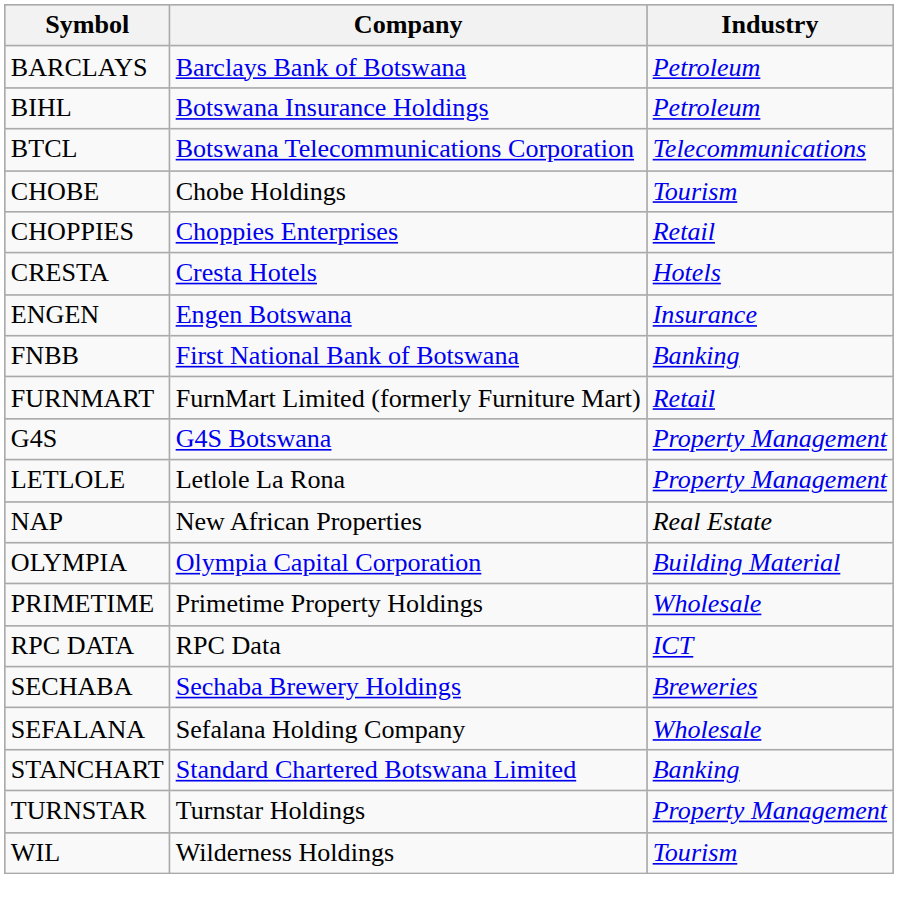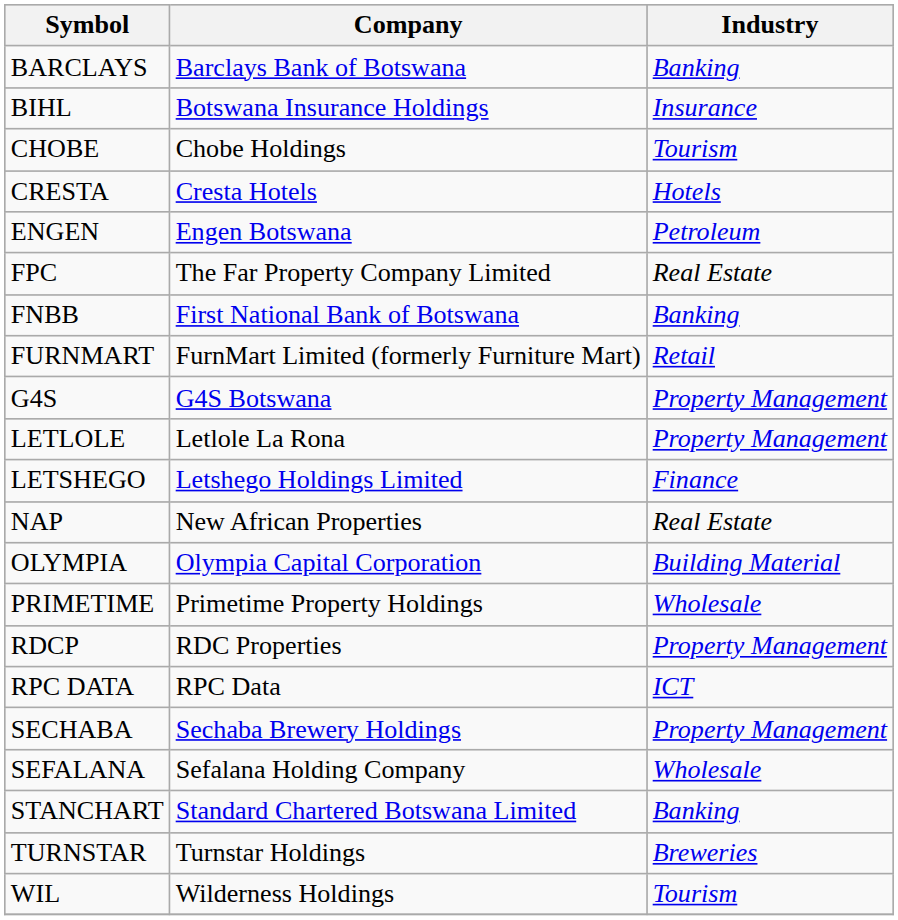(707, 66) Petroleum -> (696, 66) Banking
(707, 107) Petroleum -> (705, 107) Insurance
- row: (44, 149)
- row: (72, 231)
(705, 314) Insurance -> (707, 231) Petroleum
+ row: (34, 273)
+ row: (78, 480)
+ row: (45, 645)
(705, 686) Breweries -> (770, 728) Property Management
(770, 811) Property Management -> (705, 852) Breweries
